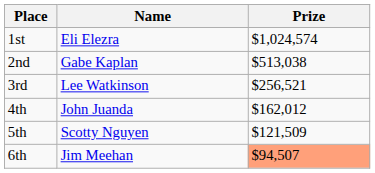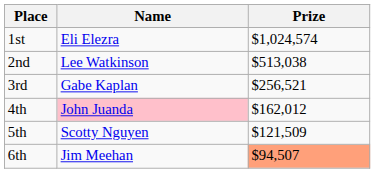(99, 62) Gabe Kaplan -> (105, 62) Lee Watkinson
(105, 86) Lee Watkinson -> (99, 86) Gabe Kaplan
(97, 109) no background -> (97, 109) pink background
